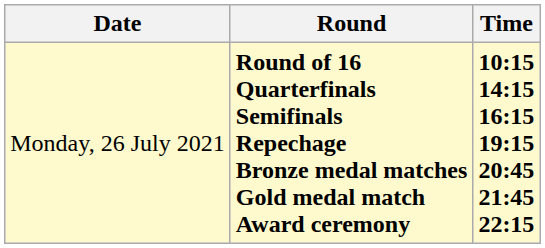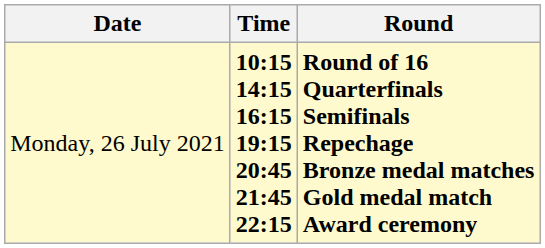columns swapped: (506, 23) <-> (352, 23)
